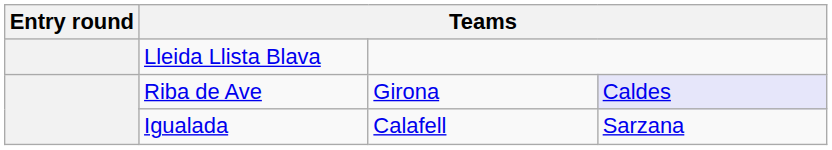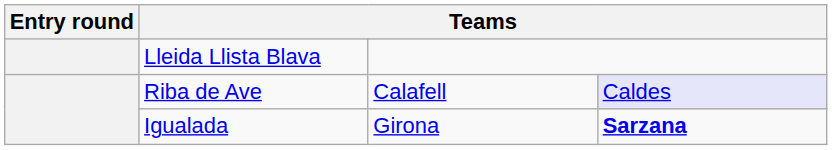(406, 91) Girona -> (410, 91) Calafell
(410, 126) Calafell -> (406, 126) Girona
(643, 126) normal -> (645, 126) bold
